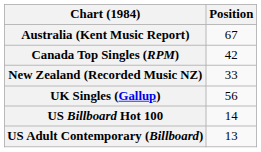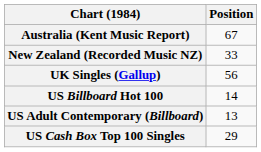- row: (105, 55)
+ row: (105, 136)
